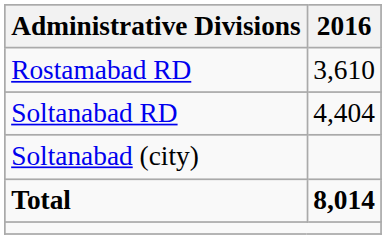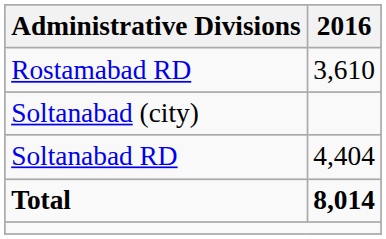rows swapped: (94, 112) <-> (105, 156)
